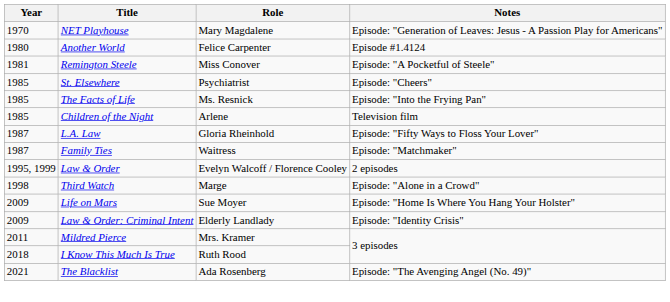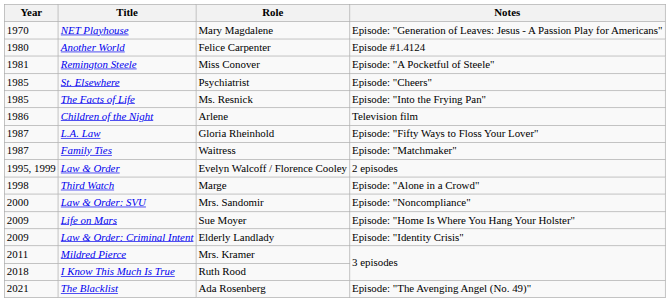(18, 116) 1985 -> (18, 116) 1986
+ row: (103, 202)
